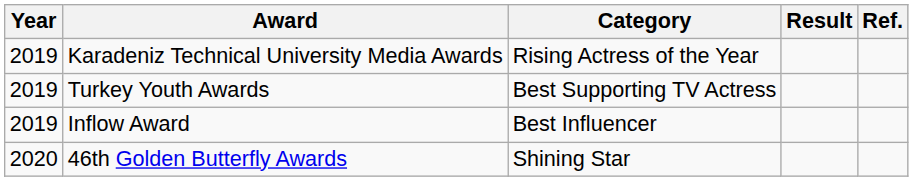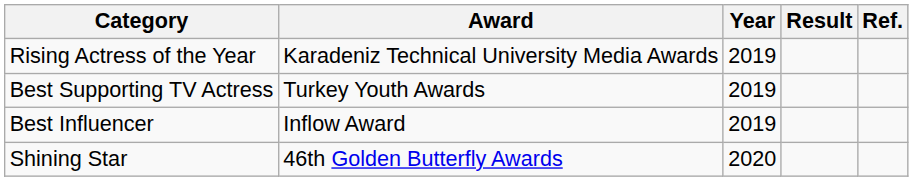columns swapped: (34, 21) <-> (645, 21)
